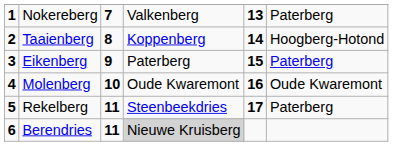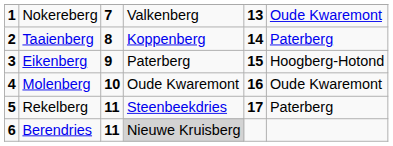(302, 15) Paterberg -> (326, 15) Oude Kwaremont
(327, 38) Hoogberg-Hotond -> (302, 38) Paterberg
(302, 61) Paterberg -> (327, 61) Hoogberg-Hotond
